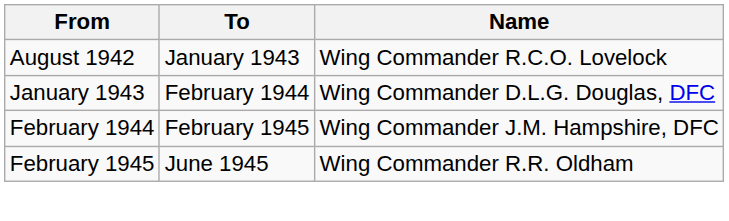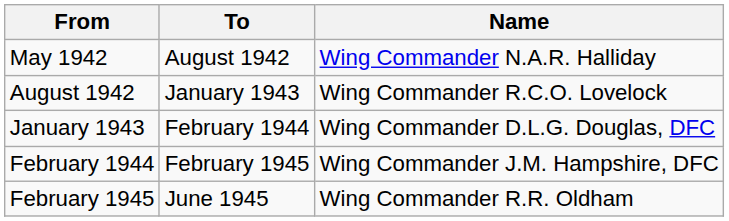+ row: (59, 57)
